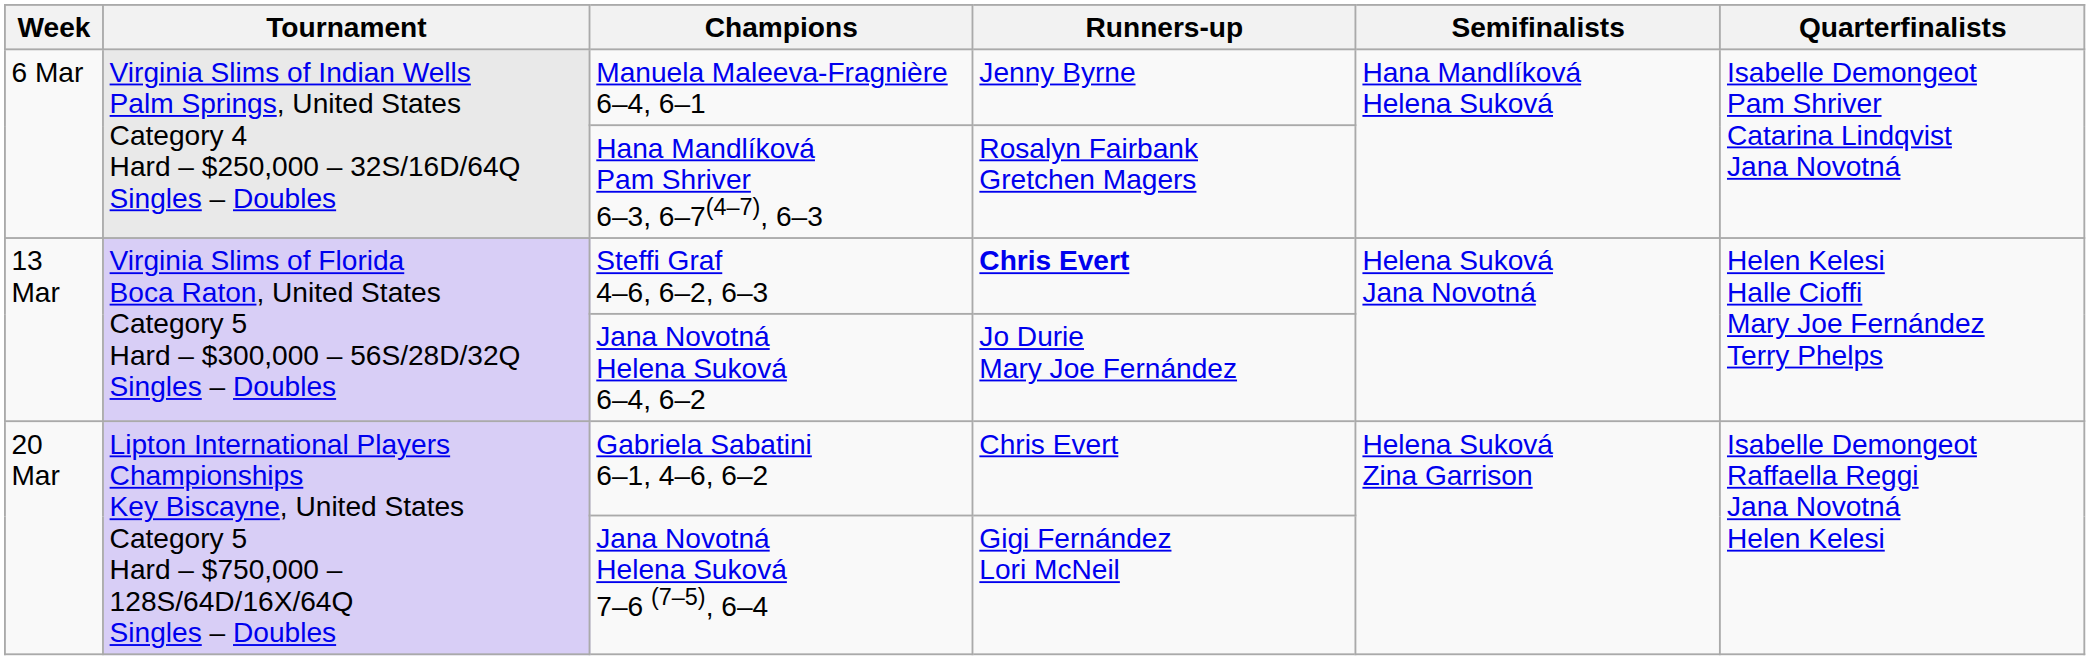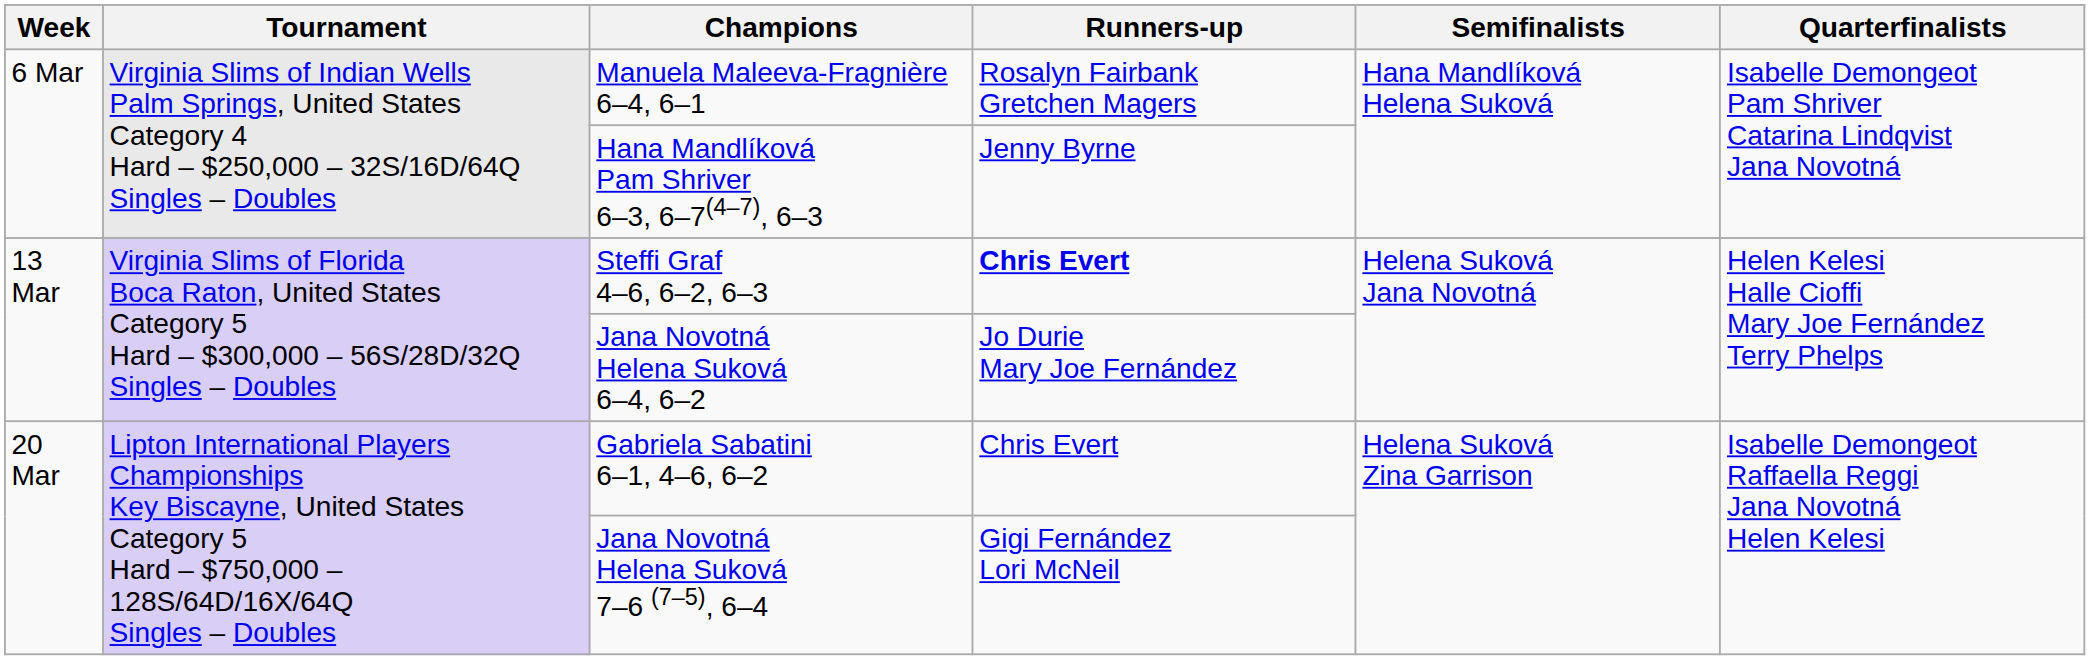(1057, 72) Jenny Byrne -> (1089, 88) Rosalyn Fairbank Gretchen Magers
(1089, 164) Rosalyn Fairbank Gretchen Magers -> (1057, 148) Jenny Byrne
